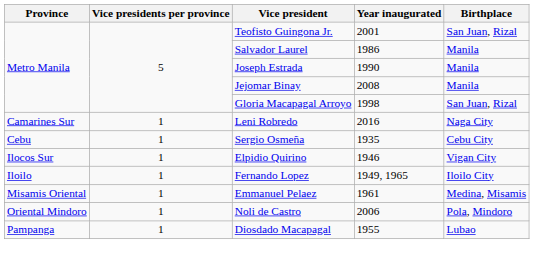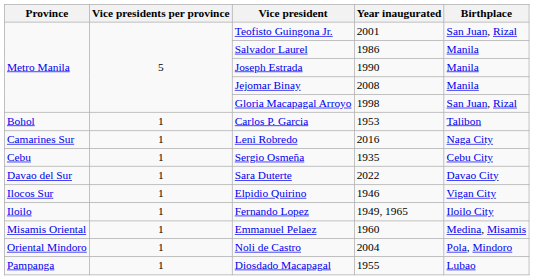+ row: (271, 121)
+ row: (263, 175)
(368, 193) 1961 -> (368, 229) 1960
(368, 211) 2006 -> (368, 247) 2004
